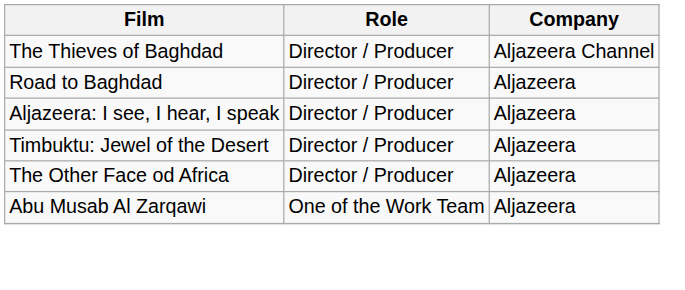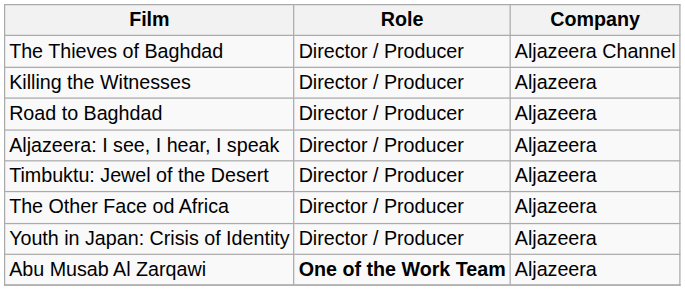+ row: (100, 82)
+ row: (149, 238)
(387, 207) normal -> (402, 269) bold
